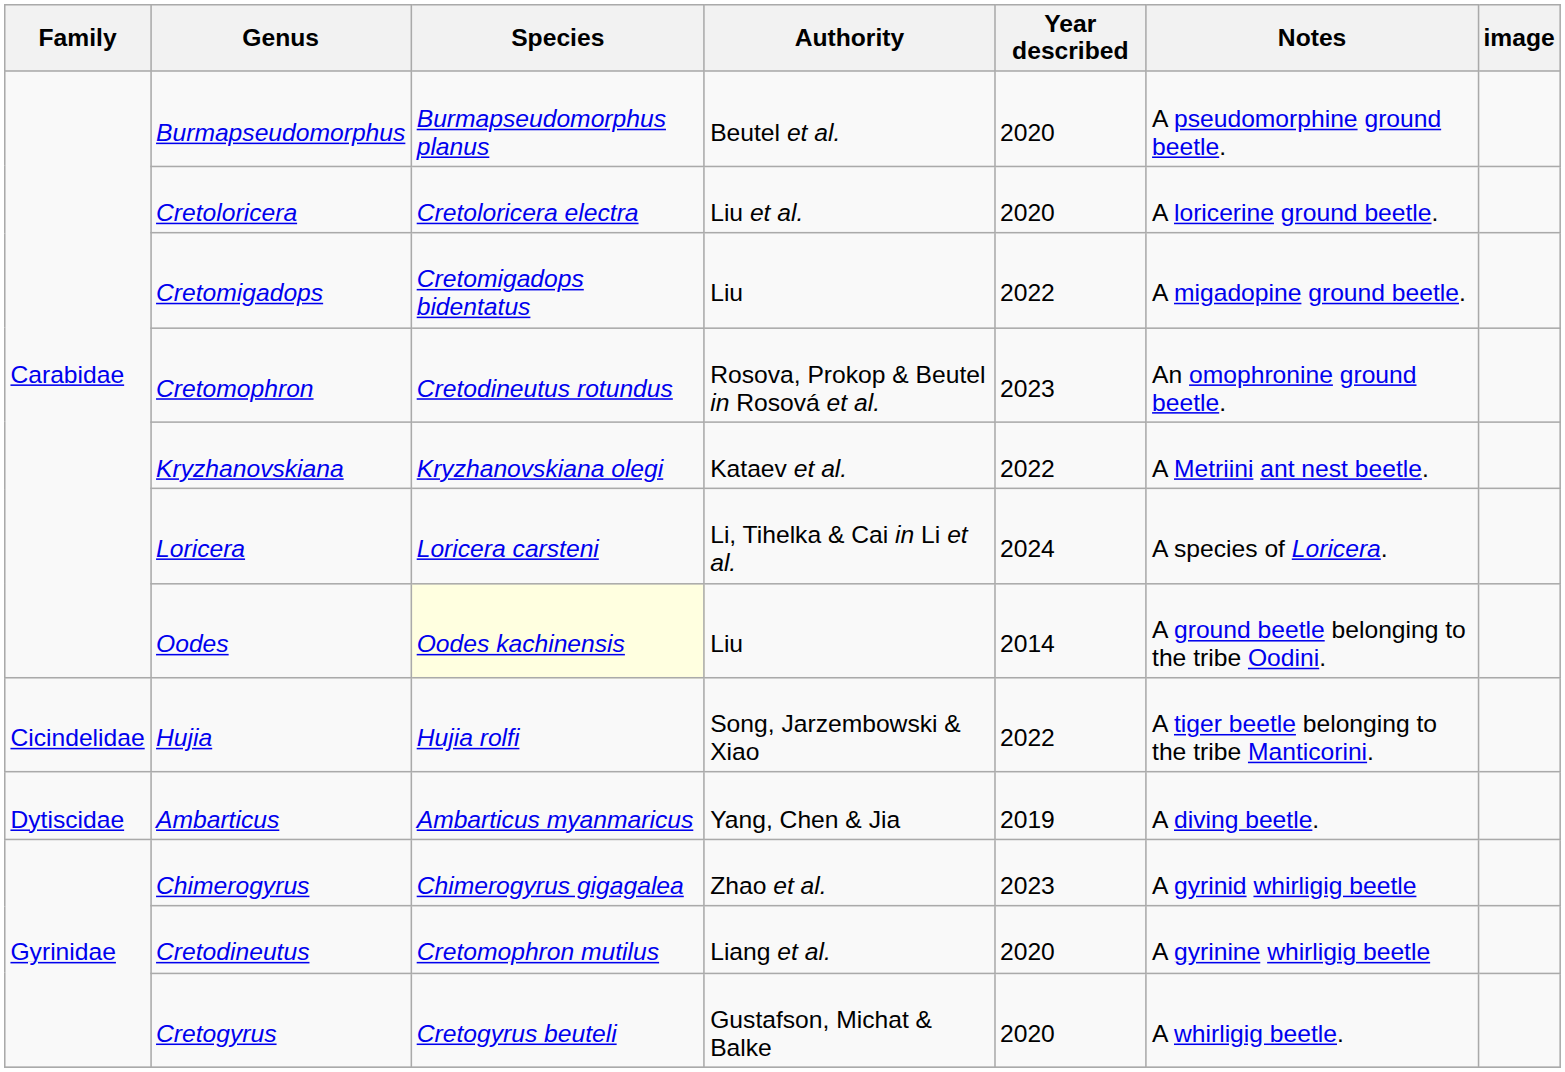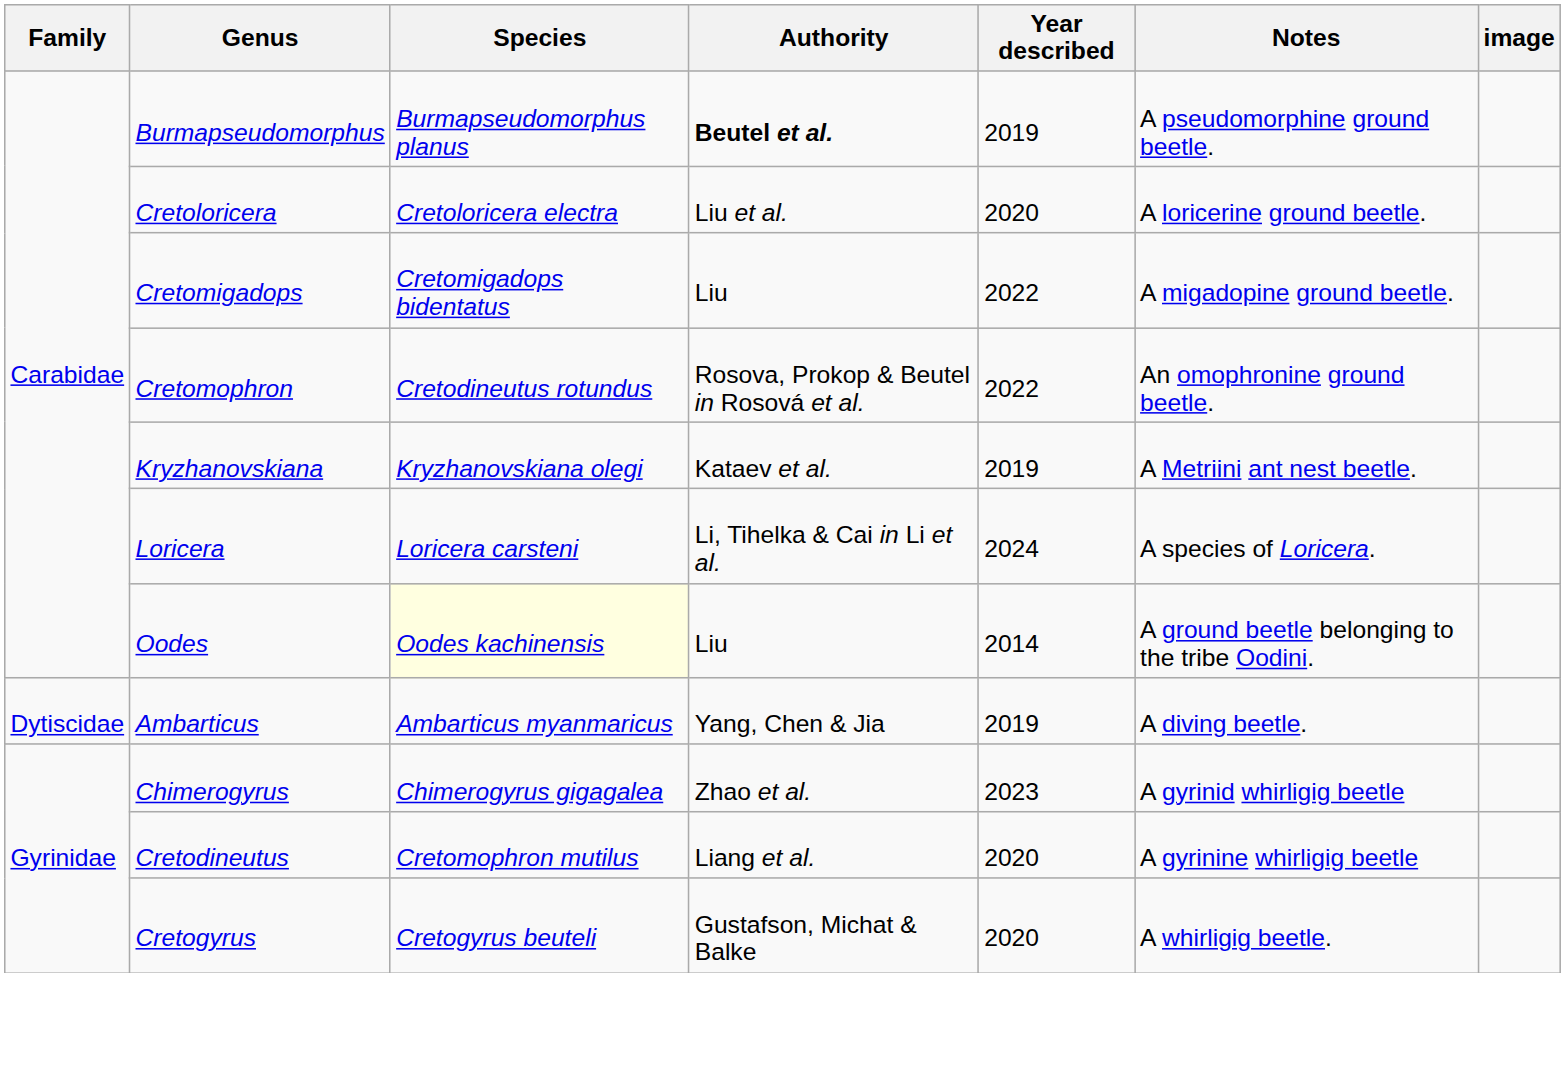(775, 132) normal -> (764, 132) bold
(1027, 132) 2020 -> (1012, 132) 2019
(1027, 388) 2023 -> (1012, 388) 2022
(1027, 468) 2022 -> (1012, 468) 2019
- row: (184, 738)
